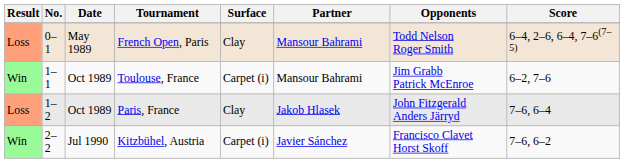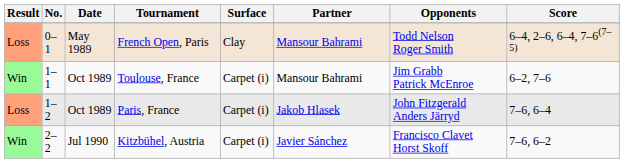(234, 109) Clay -> (246, 109) Carpet (i)
